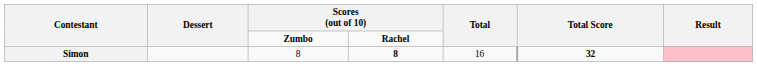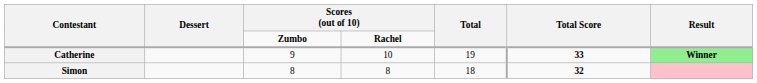+ row: (74, 55)
(395, 54) bold -> (388, 71) normal
(480, 54) 16 -> (470, 71) 18
